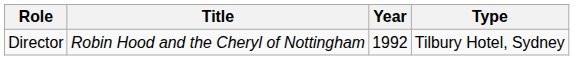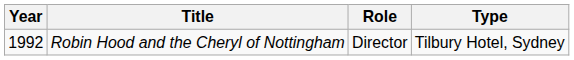columns swapped: (390, 17) <-> (36, 17)
